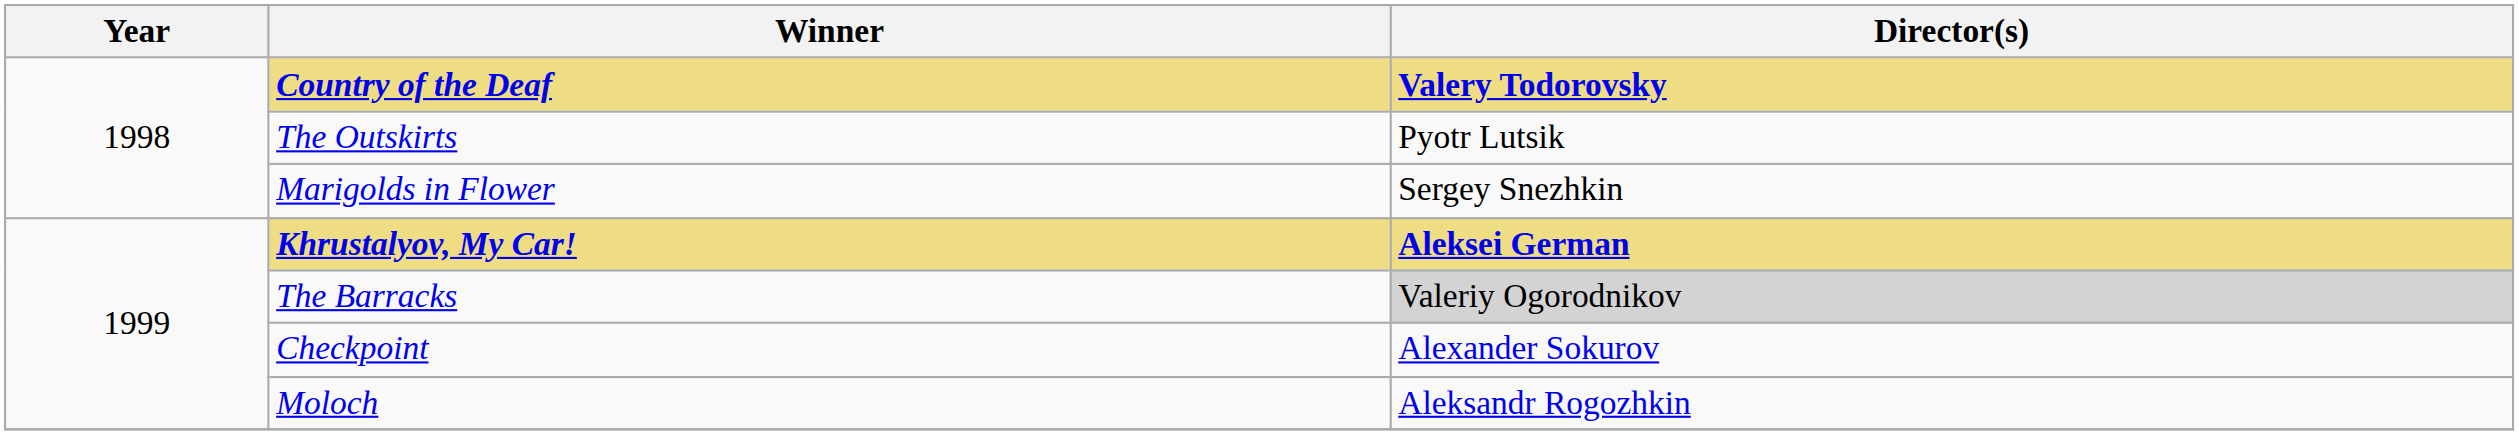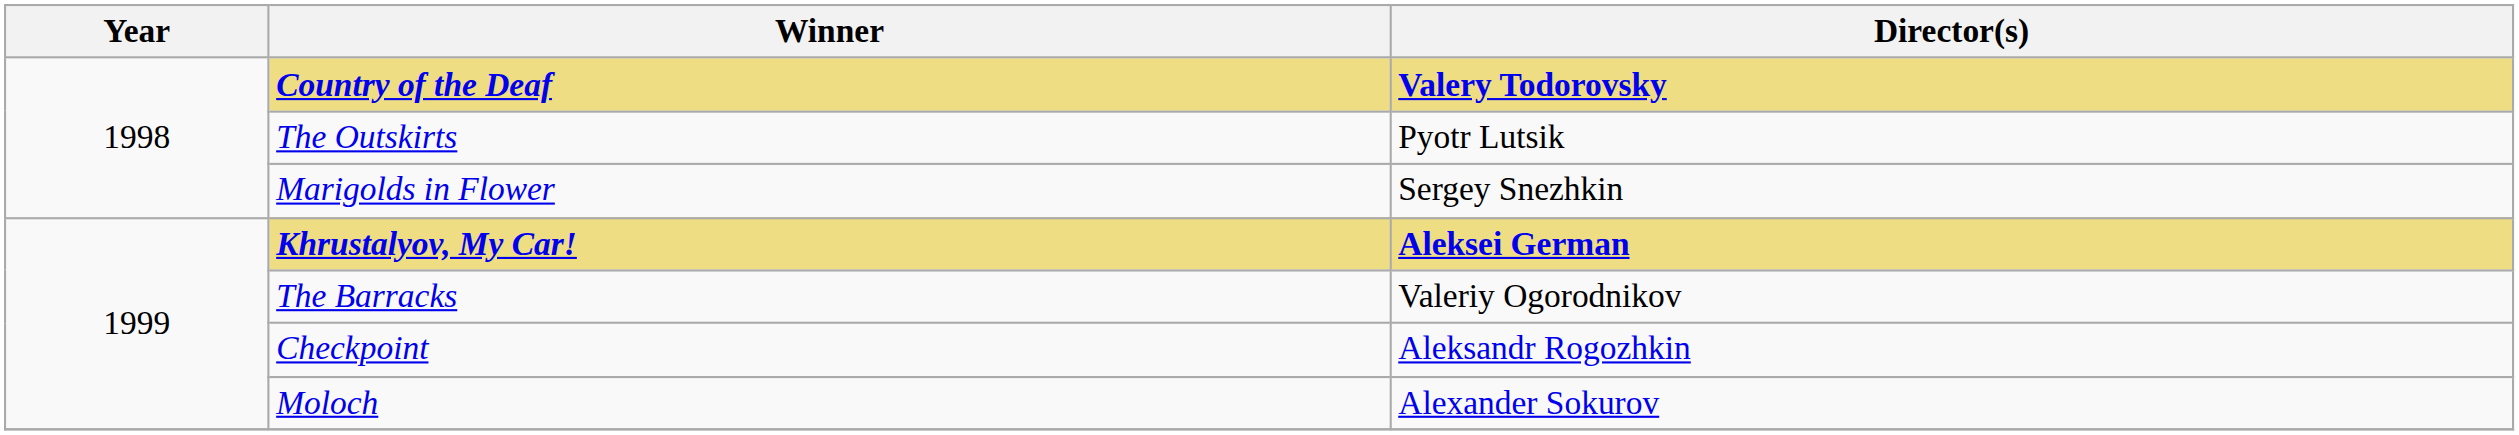(1540, 296) lightgrey background -> (1540, 296) no background
(1529, 349) Alexander Sokurov -> (1545, 349) Aleksandr Rogozhkin
(1545, 402) Aleksandr Rogozhkin -> (1529, 402) Alexander Sokurov
